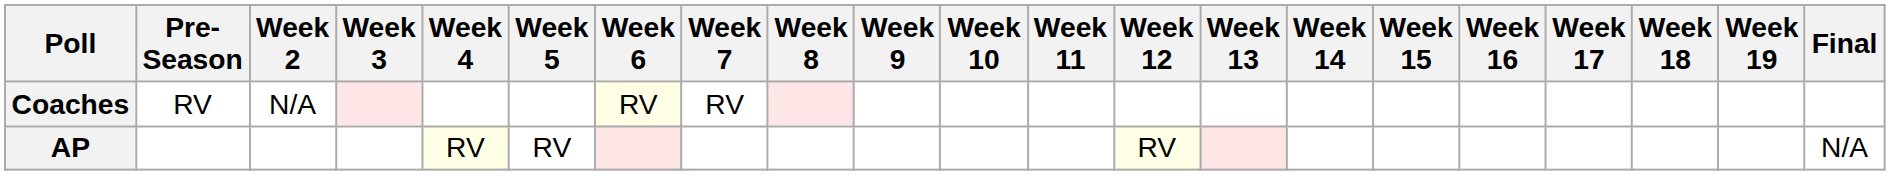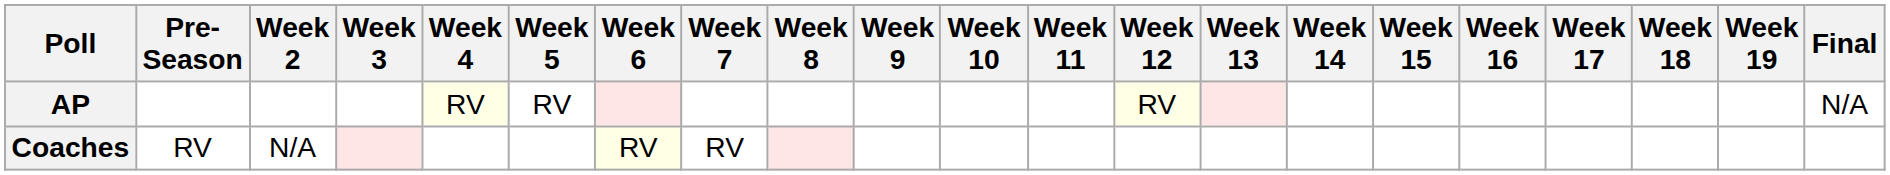rows swapped: (70, 148) <-> (70, 104)
